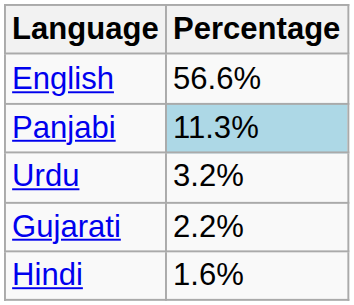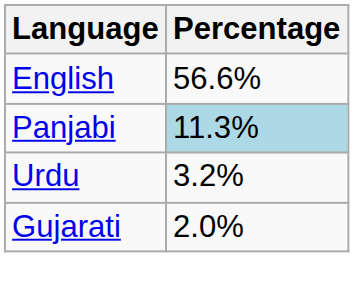(208, 226) 2.2% -> (208, 226) 2.0%
- row: (47, 275)
